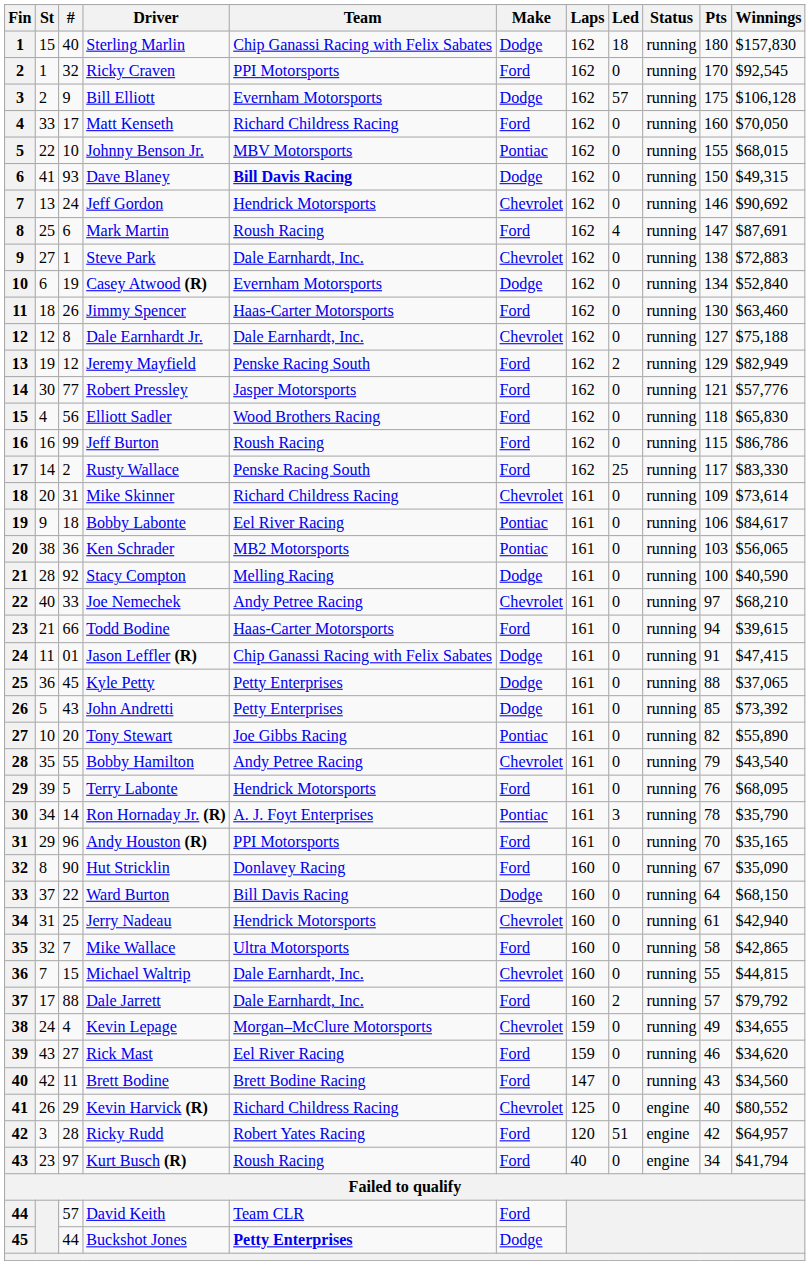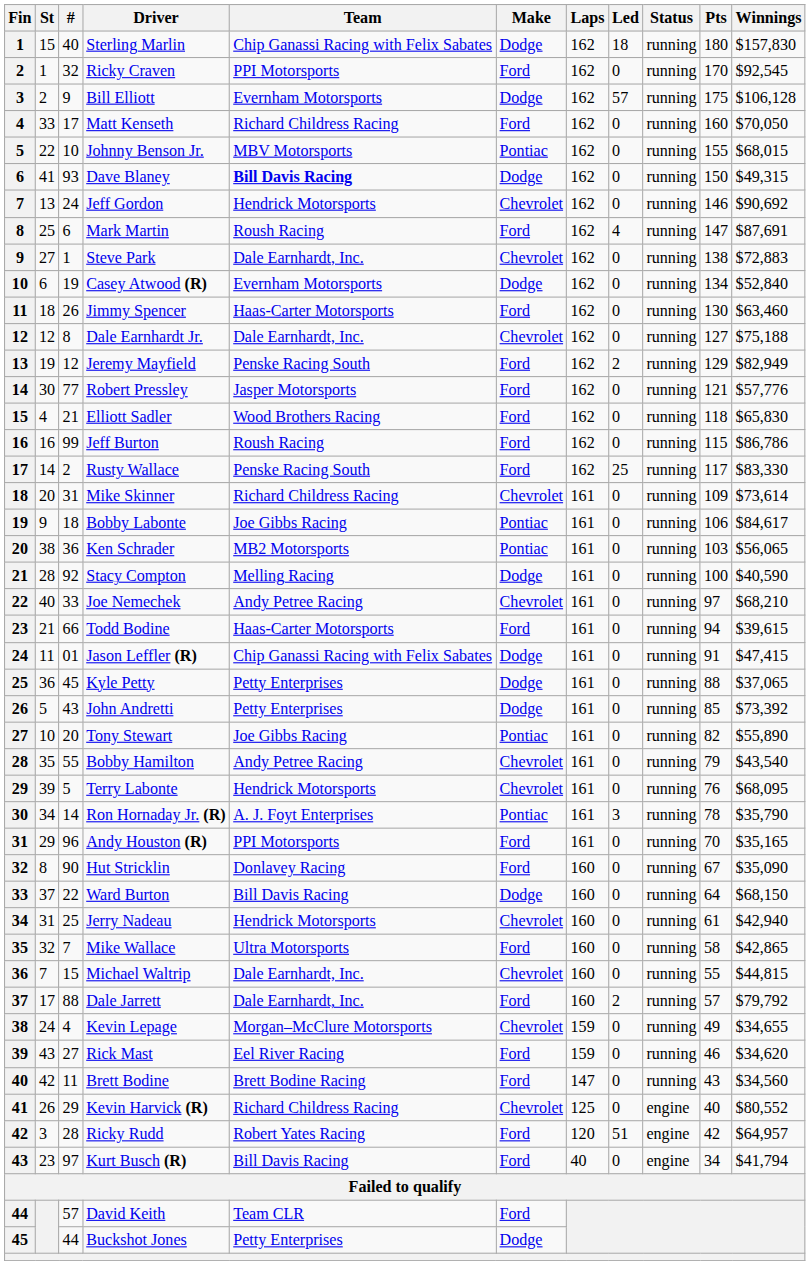(71, 416) 56 -> (71, 416) 21
(289, 522) Eel River Racing -> (290, 522) Joe Gibbs Racing
(515, 788) Ford -> (531, 788) Chevrolet
(279, 1160) Roush Racing -> (291, 1160) Bill Davis Racing
(293, 1240) bold -> (288, 1240) normal
